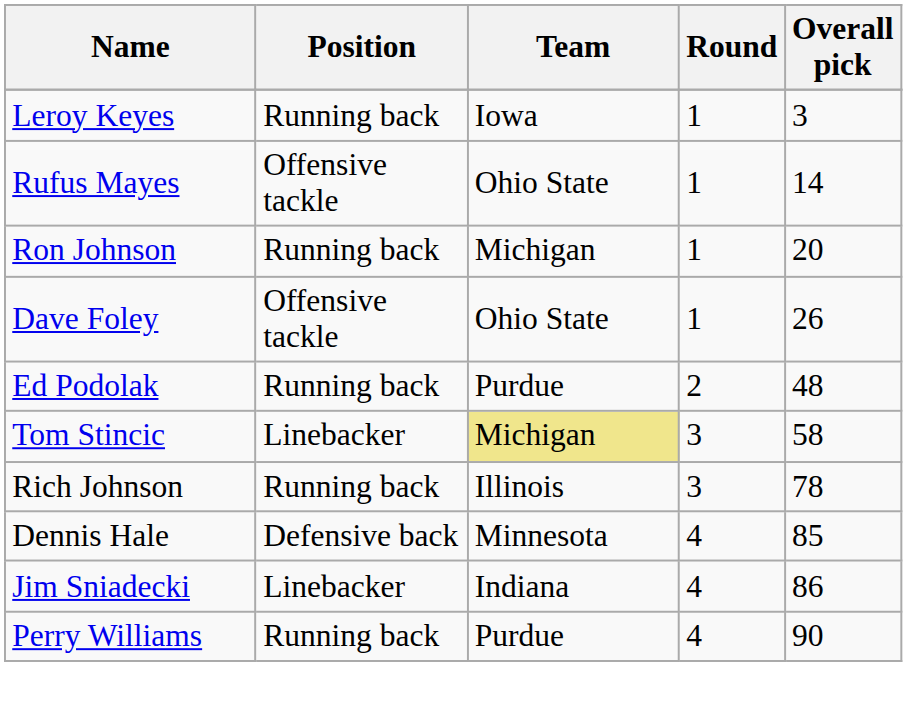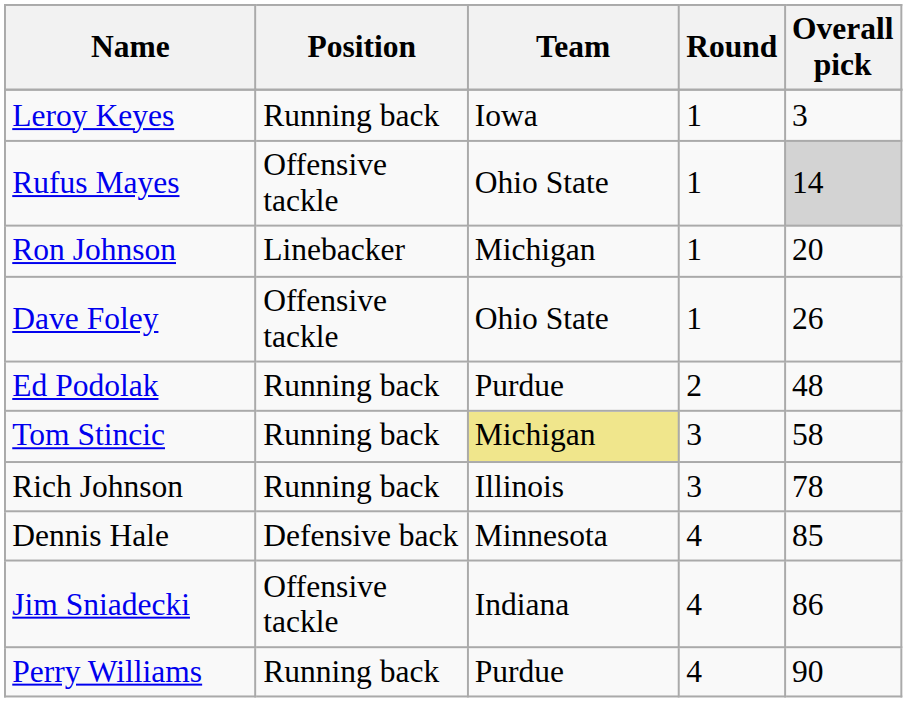(808, 182) no background -> (808, 182) lightgrey background
(351, 250) Running back -> (334, 250) Linebacker
(334, 435) Linebacker -> (351, 435) Running back
(334, 585) Linebacker -> (325, 603) Offensive tackle
